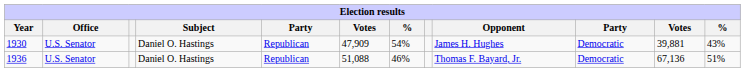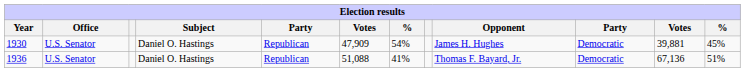(716, 43) 43% -> (716, 43) 45%
(401, 59) 46% -> (401, 59) 41%
